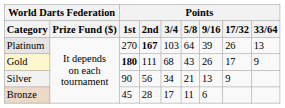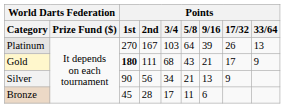(150, 45) bold -> (150, 45) normal
(207, 62) 26 -> (207, 62) 21
